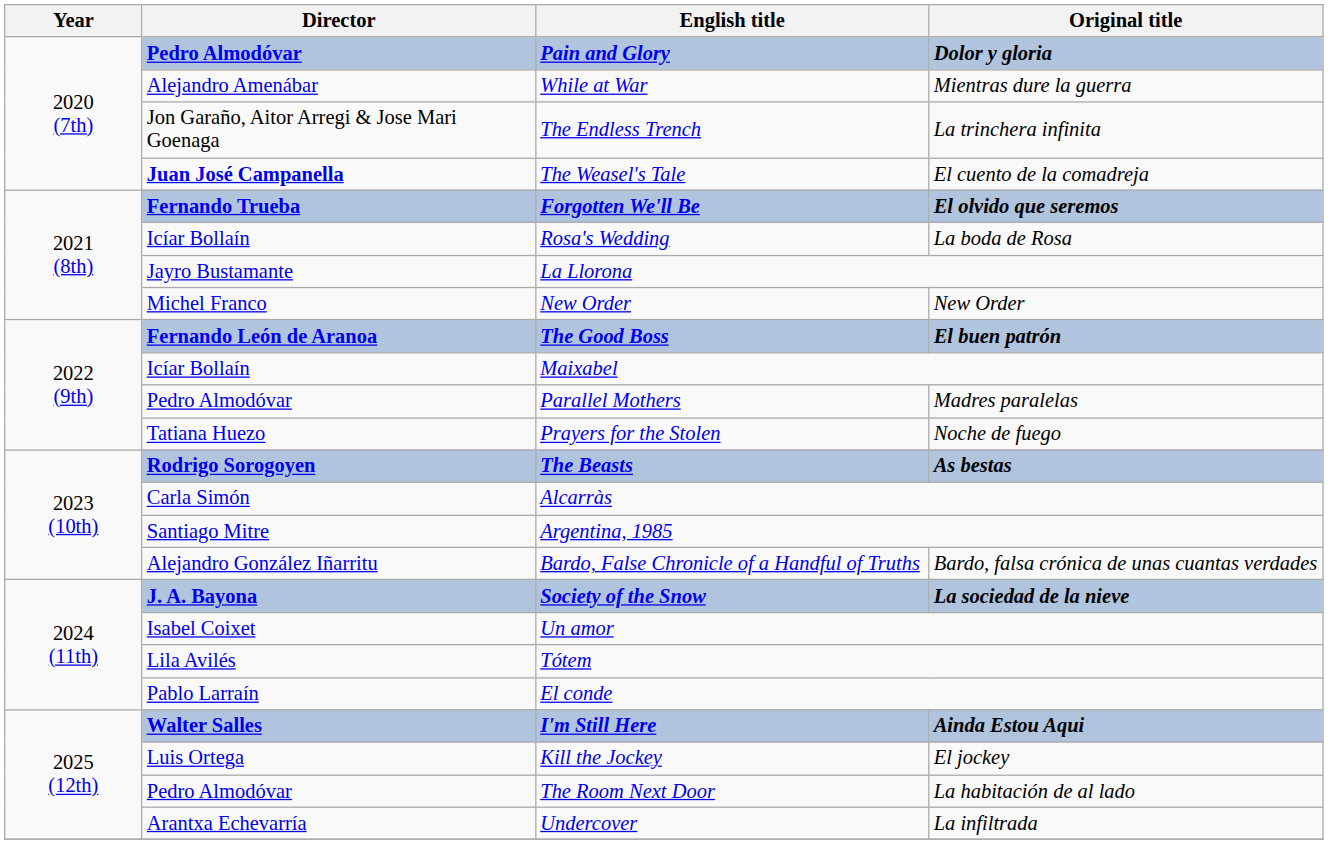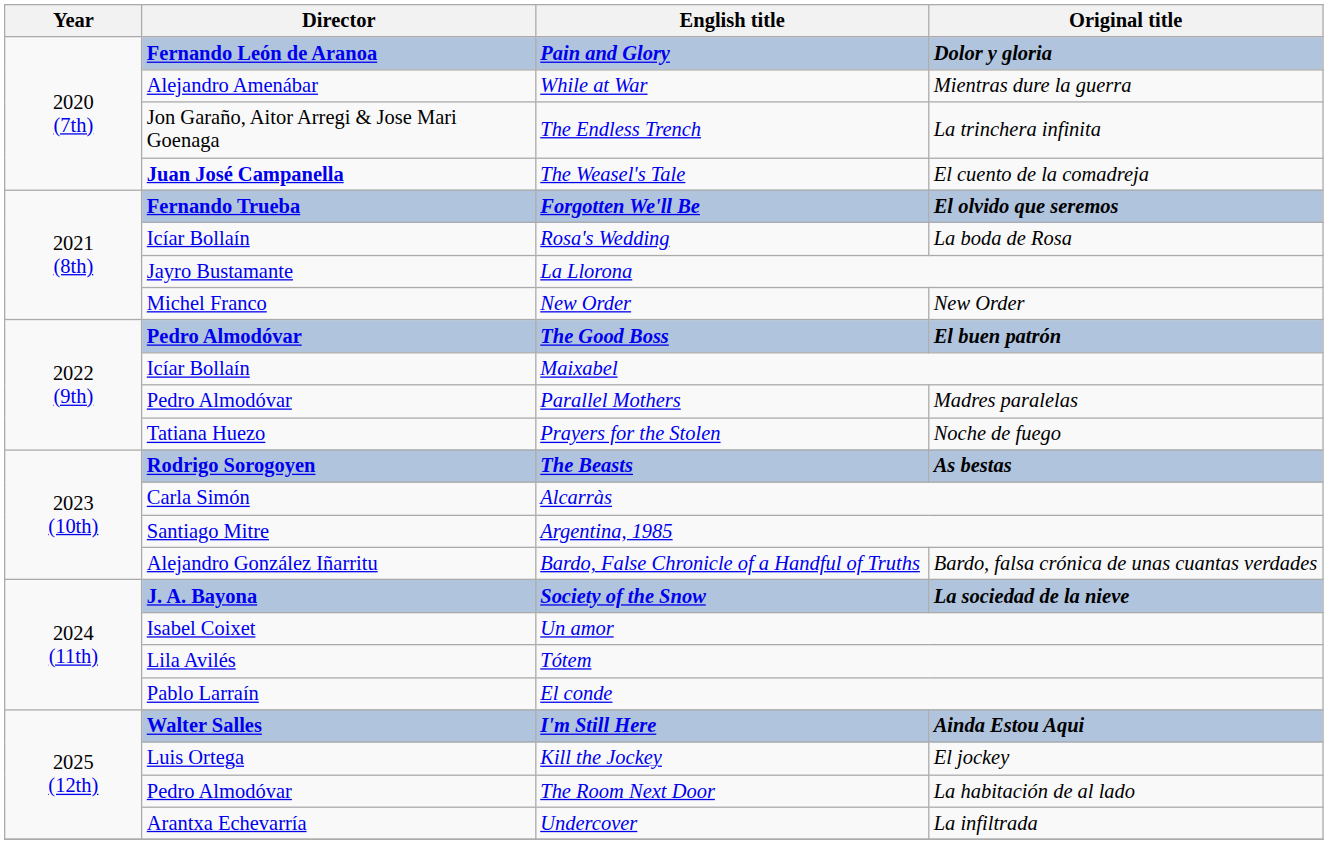(224, 53) Pedro Almodóvar -> (262, 53) Fernando León de Aranoa
(262, 336) Fernando León de Aranoa -> (224, 336) Pedro Almodóvar
